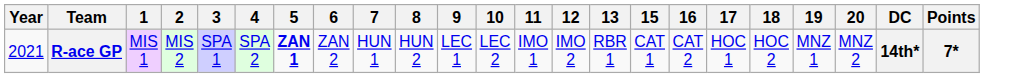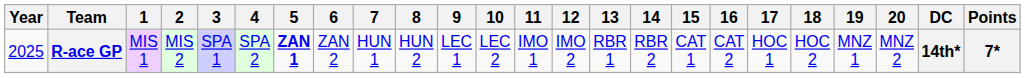+ column: (651, 17)
(26, 51) 2021 -> (26, 51) 2025
